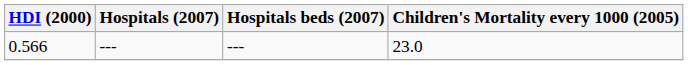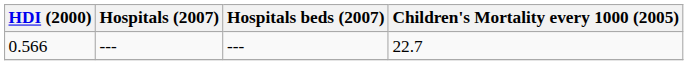(408, 45) 23.0 -> (408, 45) 22.7
